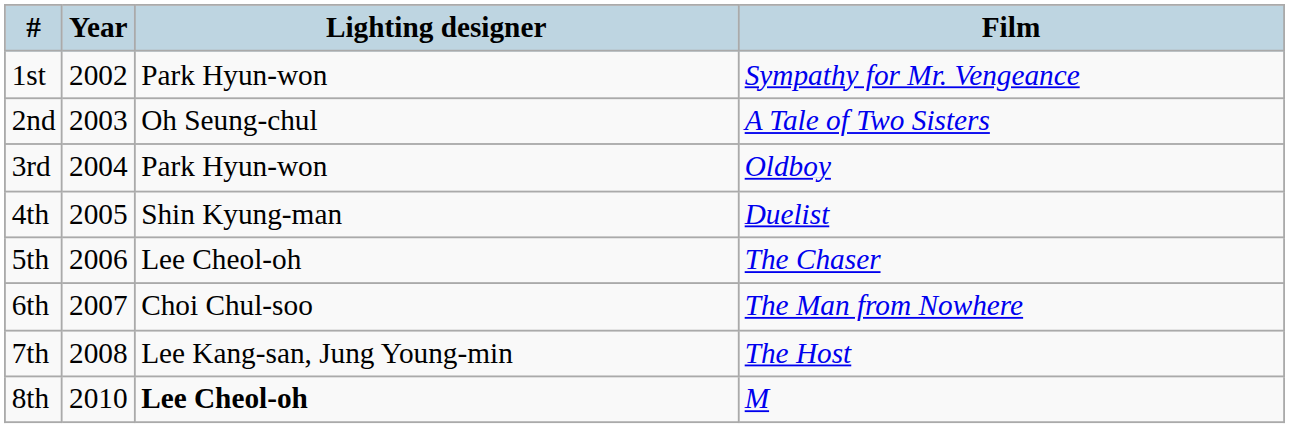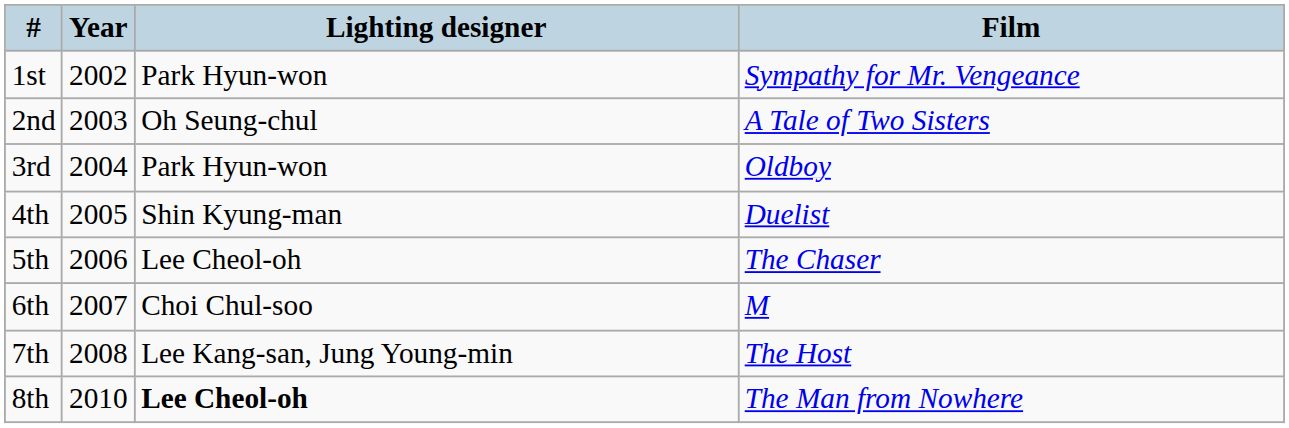(884, 306) The Man from Nowhere -> (757, 306) M
(757, 399) M -> (884, 399) The Man from Nowhere
